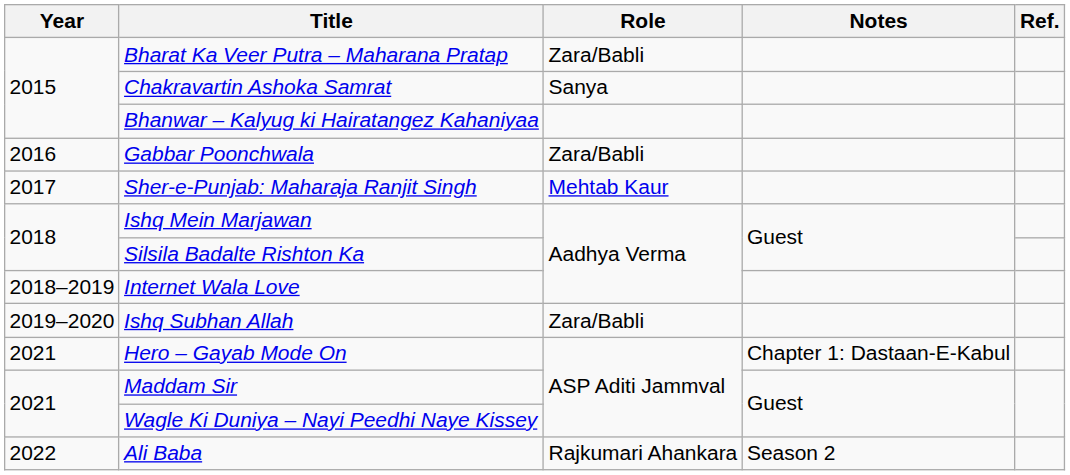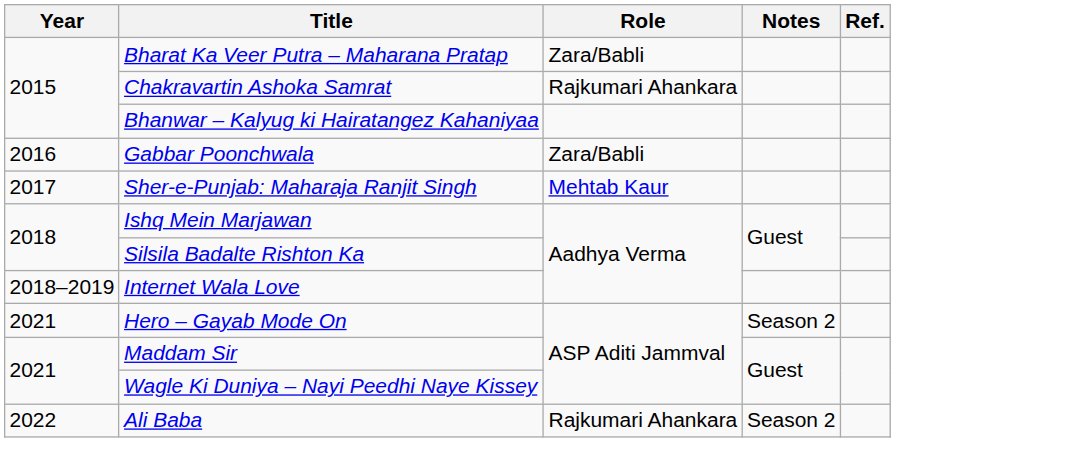(578, 87) Sanya -> (643, 87) Rajkumari Ahankara
- row: (209, 320)
(879, 353) Chapter 1: Dastaan-E-Kabul -> (791, 320) Season 2
